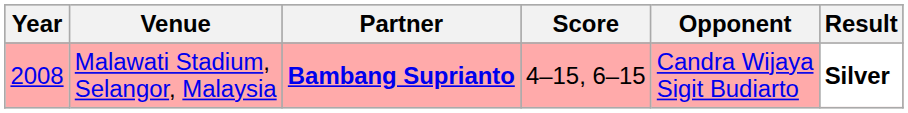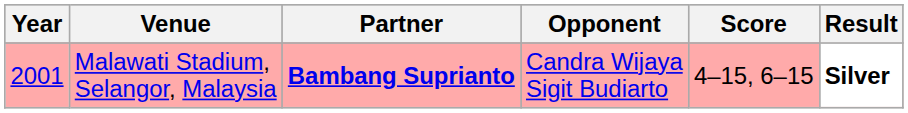columns swapped: (735, 24) <-> (586, 24)
(37, 75) 2008 -> (37, 75) 2001
